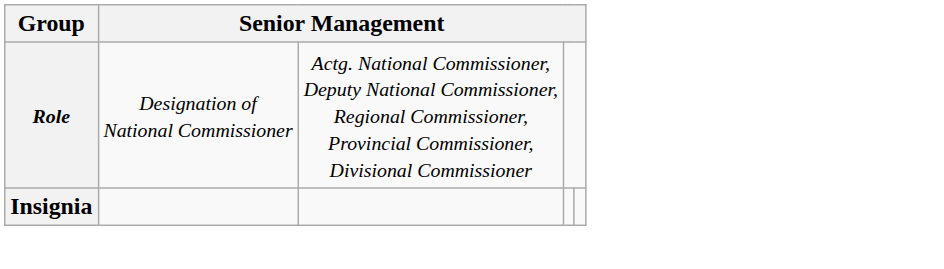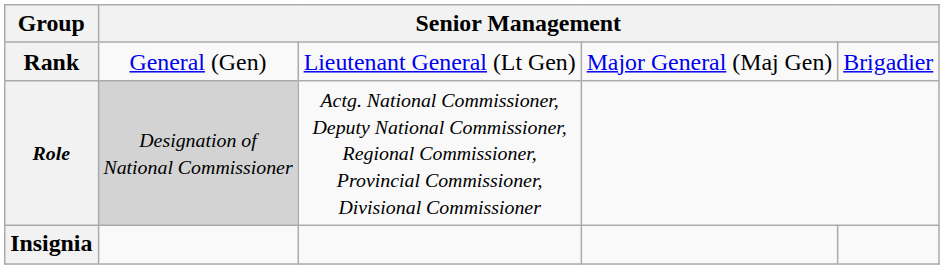+ row: (51, 61)
(198, 114) no background -> (198, 152) lightgrey background
